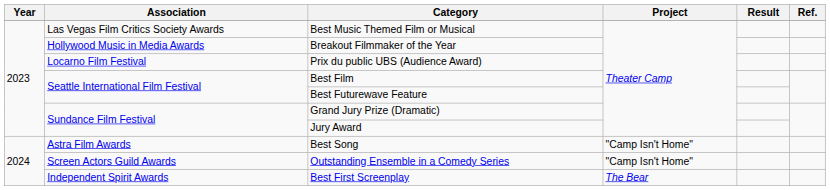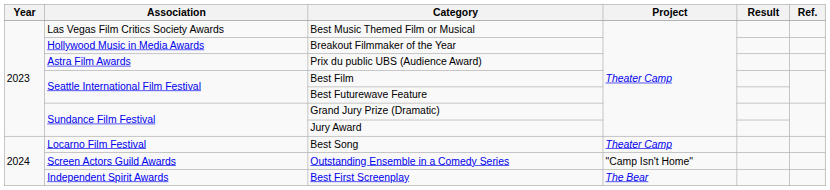(97, 62) Locarno Film Festival -> (89, 62) Astra Film Awards
(89, 144) Astra Film Awards -> (97, 144) Locarno Film Festival
(649, 144) "Camp Isn't Home" -> (639, 144) Theater Camp
